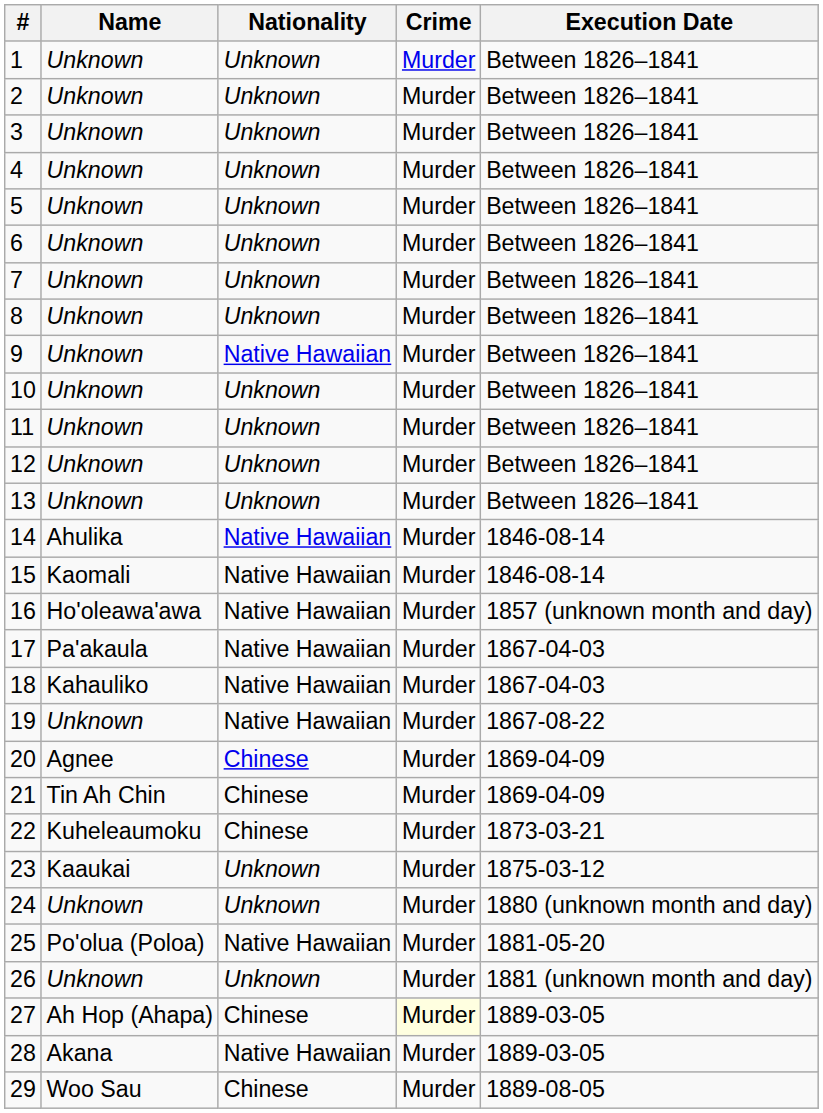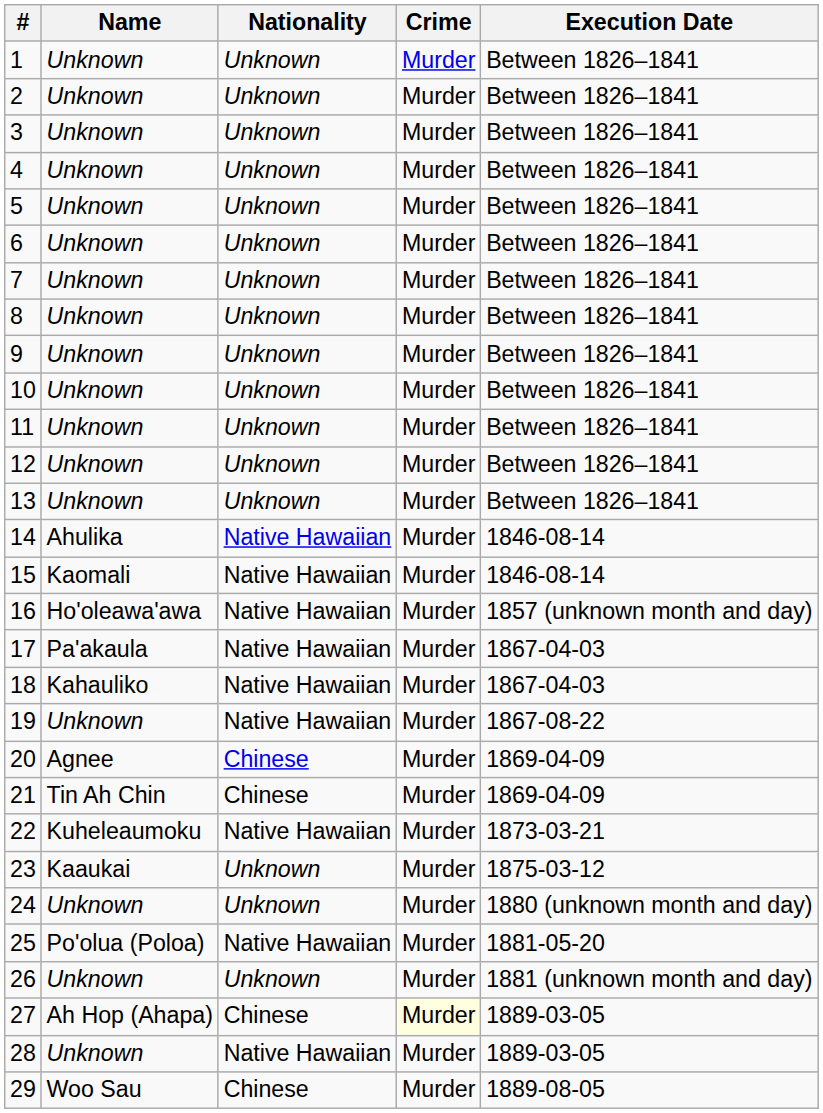(307, 354) Native Hawaiian -> (272, 354) Unknown
(266, 832) Chinese -> (307, 832) Native Hawaiian
(79, 1053) Akana -> (95, 1053) Unknown
